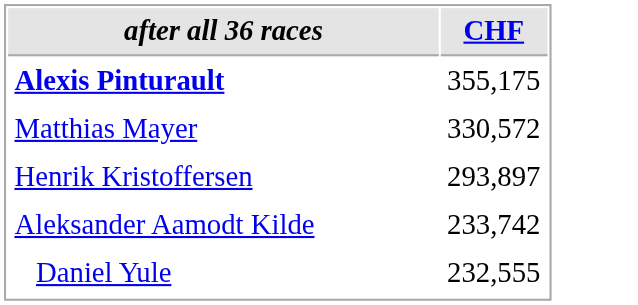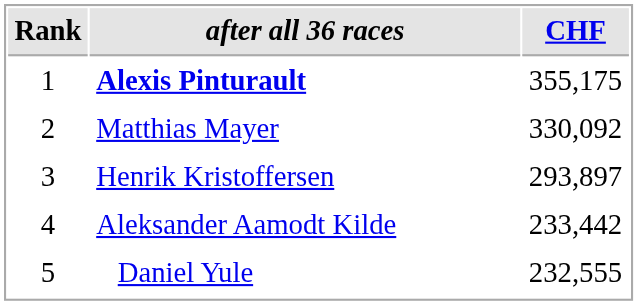+ column: (48, 30)
(494, 128) 330,572 -> (576, 128) 330,092
(494, 224) 233,742 -> (576, 224) 233,442
